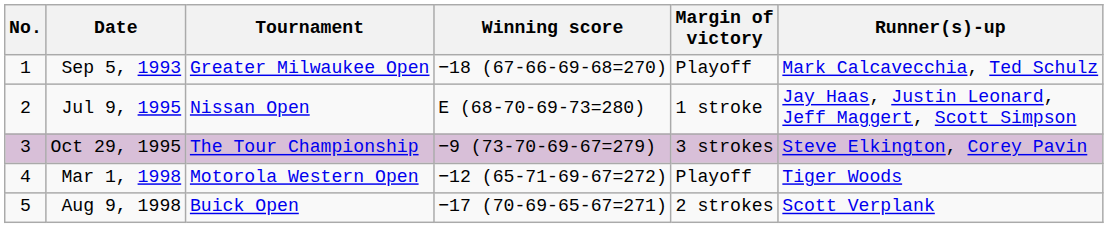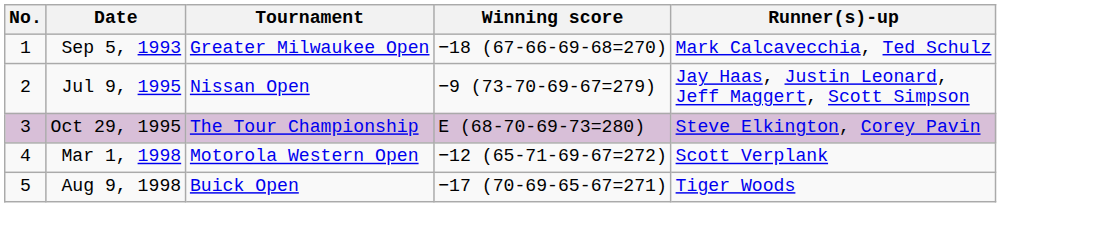- column: (725, 30)
(542, 109) E (68-70-69-73=280) -> (547, 89) −9 (73-70-69-67=279)
(547, 149) −9 (73-70-69-67=279) -> (542, 128) E (68-70-69-73=280)
(842, 178) Tiger Woods -> (752, 158) Scott Verplank
(859, 207) Scott Verplank -> (735, 187) Tiger Woods
